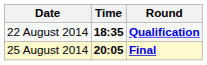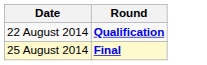- column: (109, 13)
